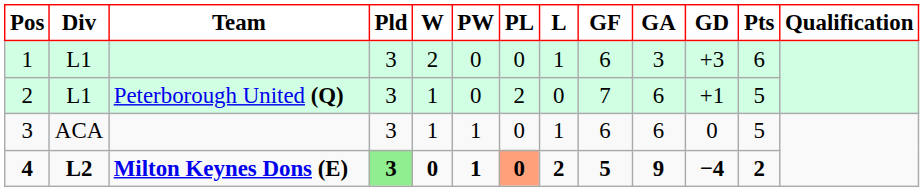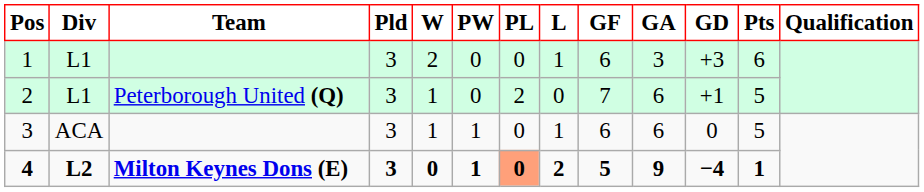(391, 167) lightgreen background -> (391, 167) no background
(759, 167) 2 -> (759, 167) 1
